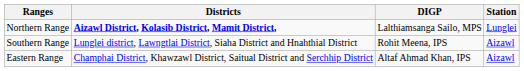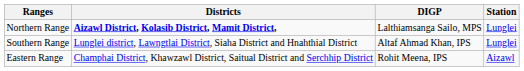(412, 43) Rohit Meena, IPS -> (424, 43) Altaf Ahmad Khan, IPS
(500, 43) Aizawl -> (501, 43) Lunglei
(424, 58) Altaf Ahmad Khan, IPS -> (412, 58) Rohit Meena, IPS
